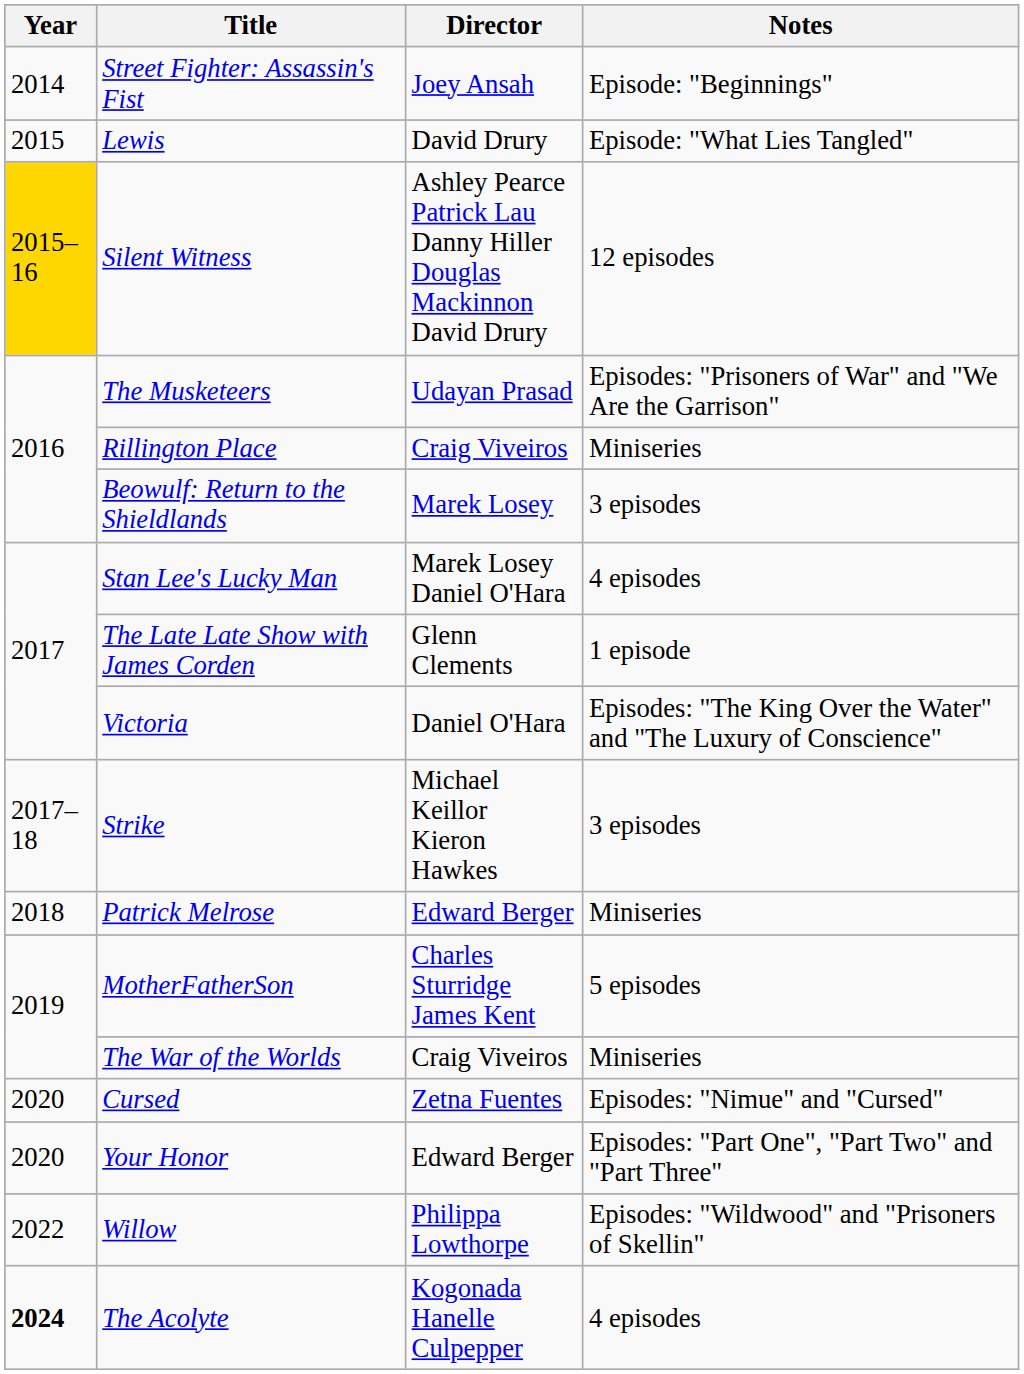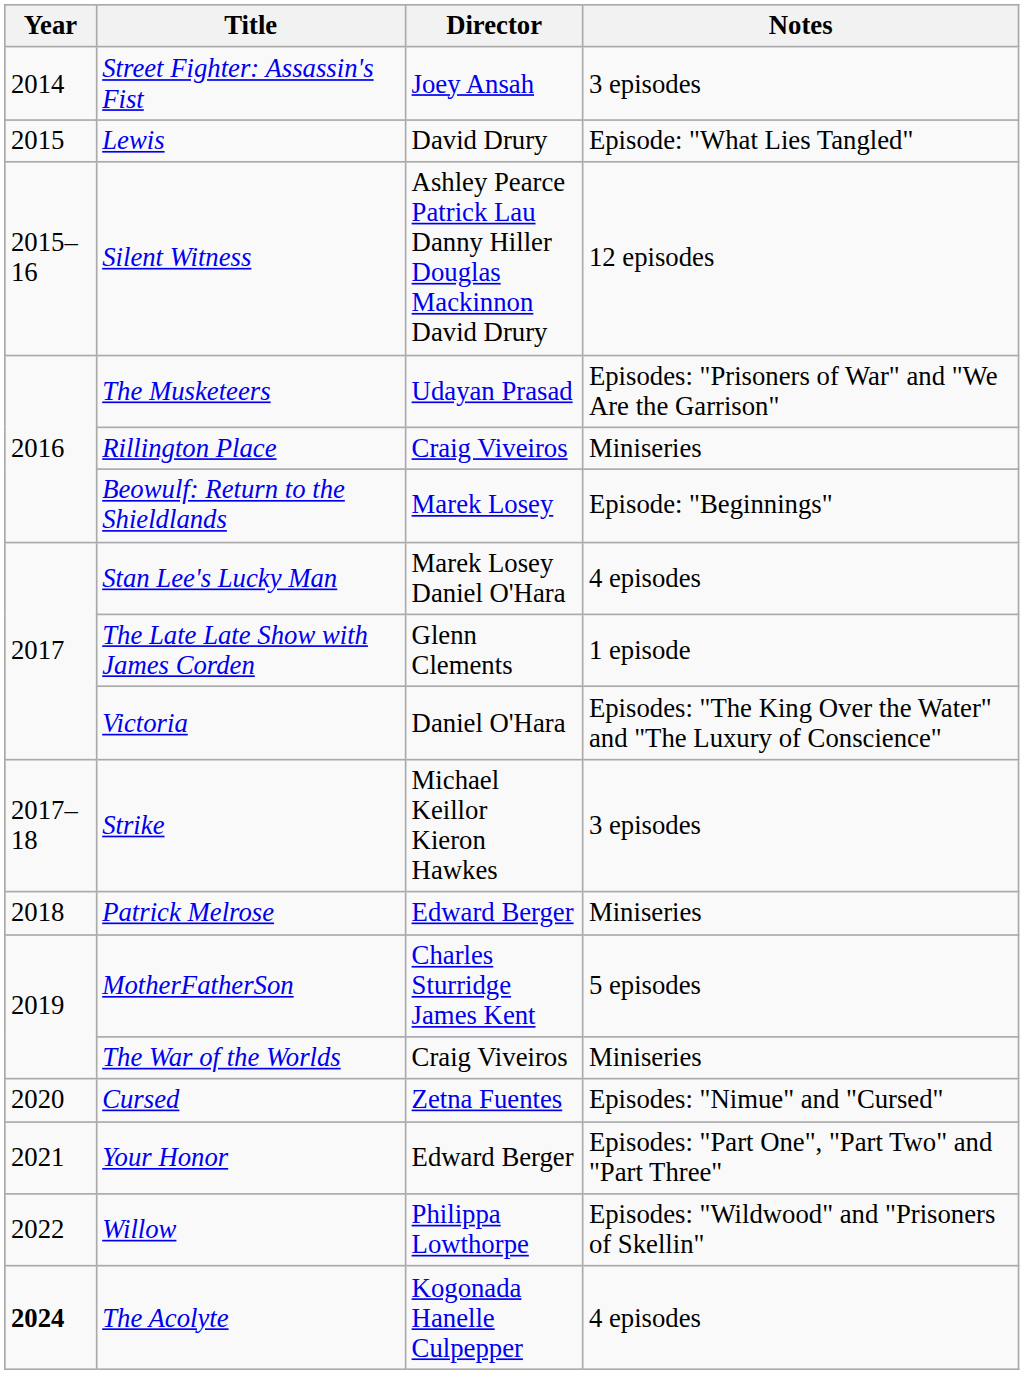(711, 83) Episode: "Beginnings" -> (645, 83) 3 episodes
(44, 258) gold background -> (44, 258) no background
(645, 505) 3 episodes -> (711, 505) Episode: "Beginnings"
(38, 1157) 2020 -> (38, 1157) 2021
